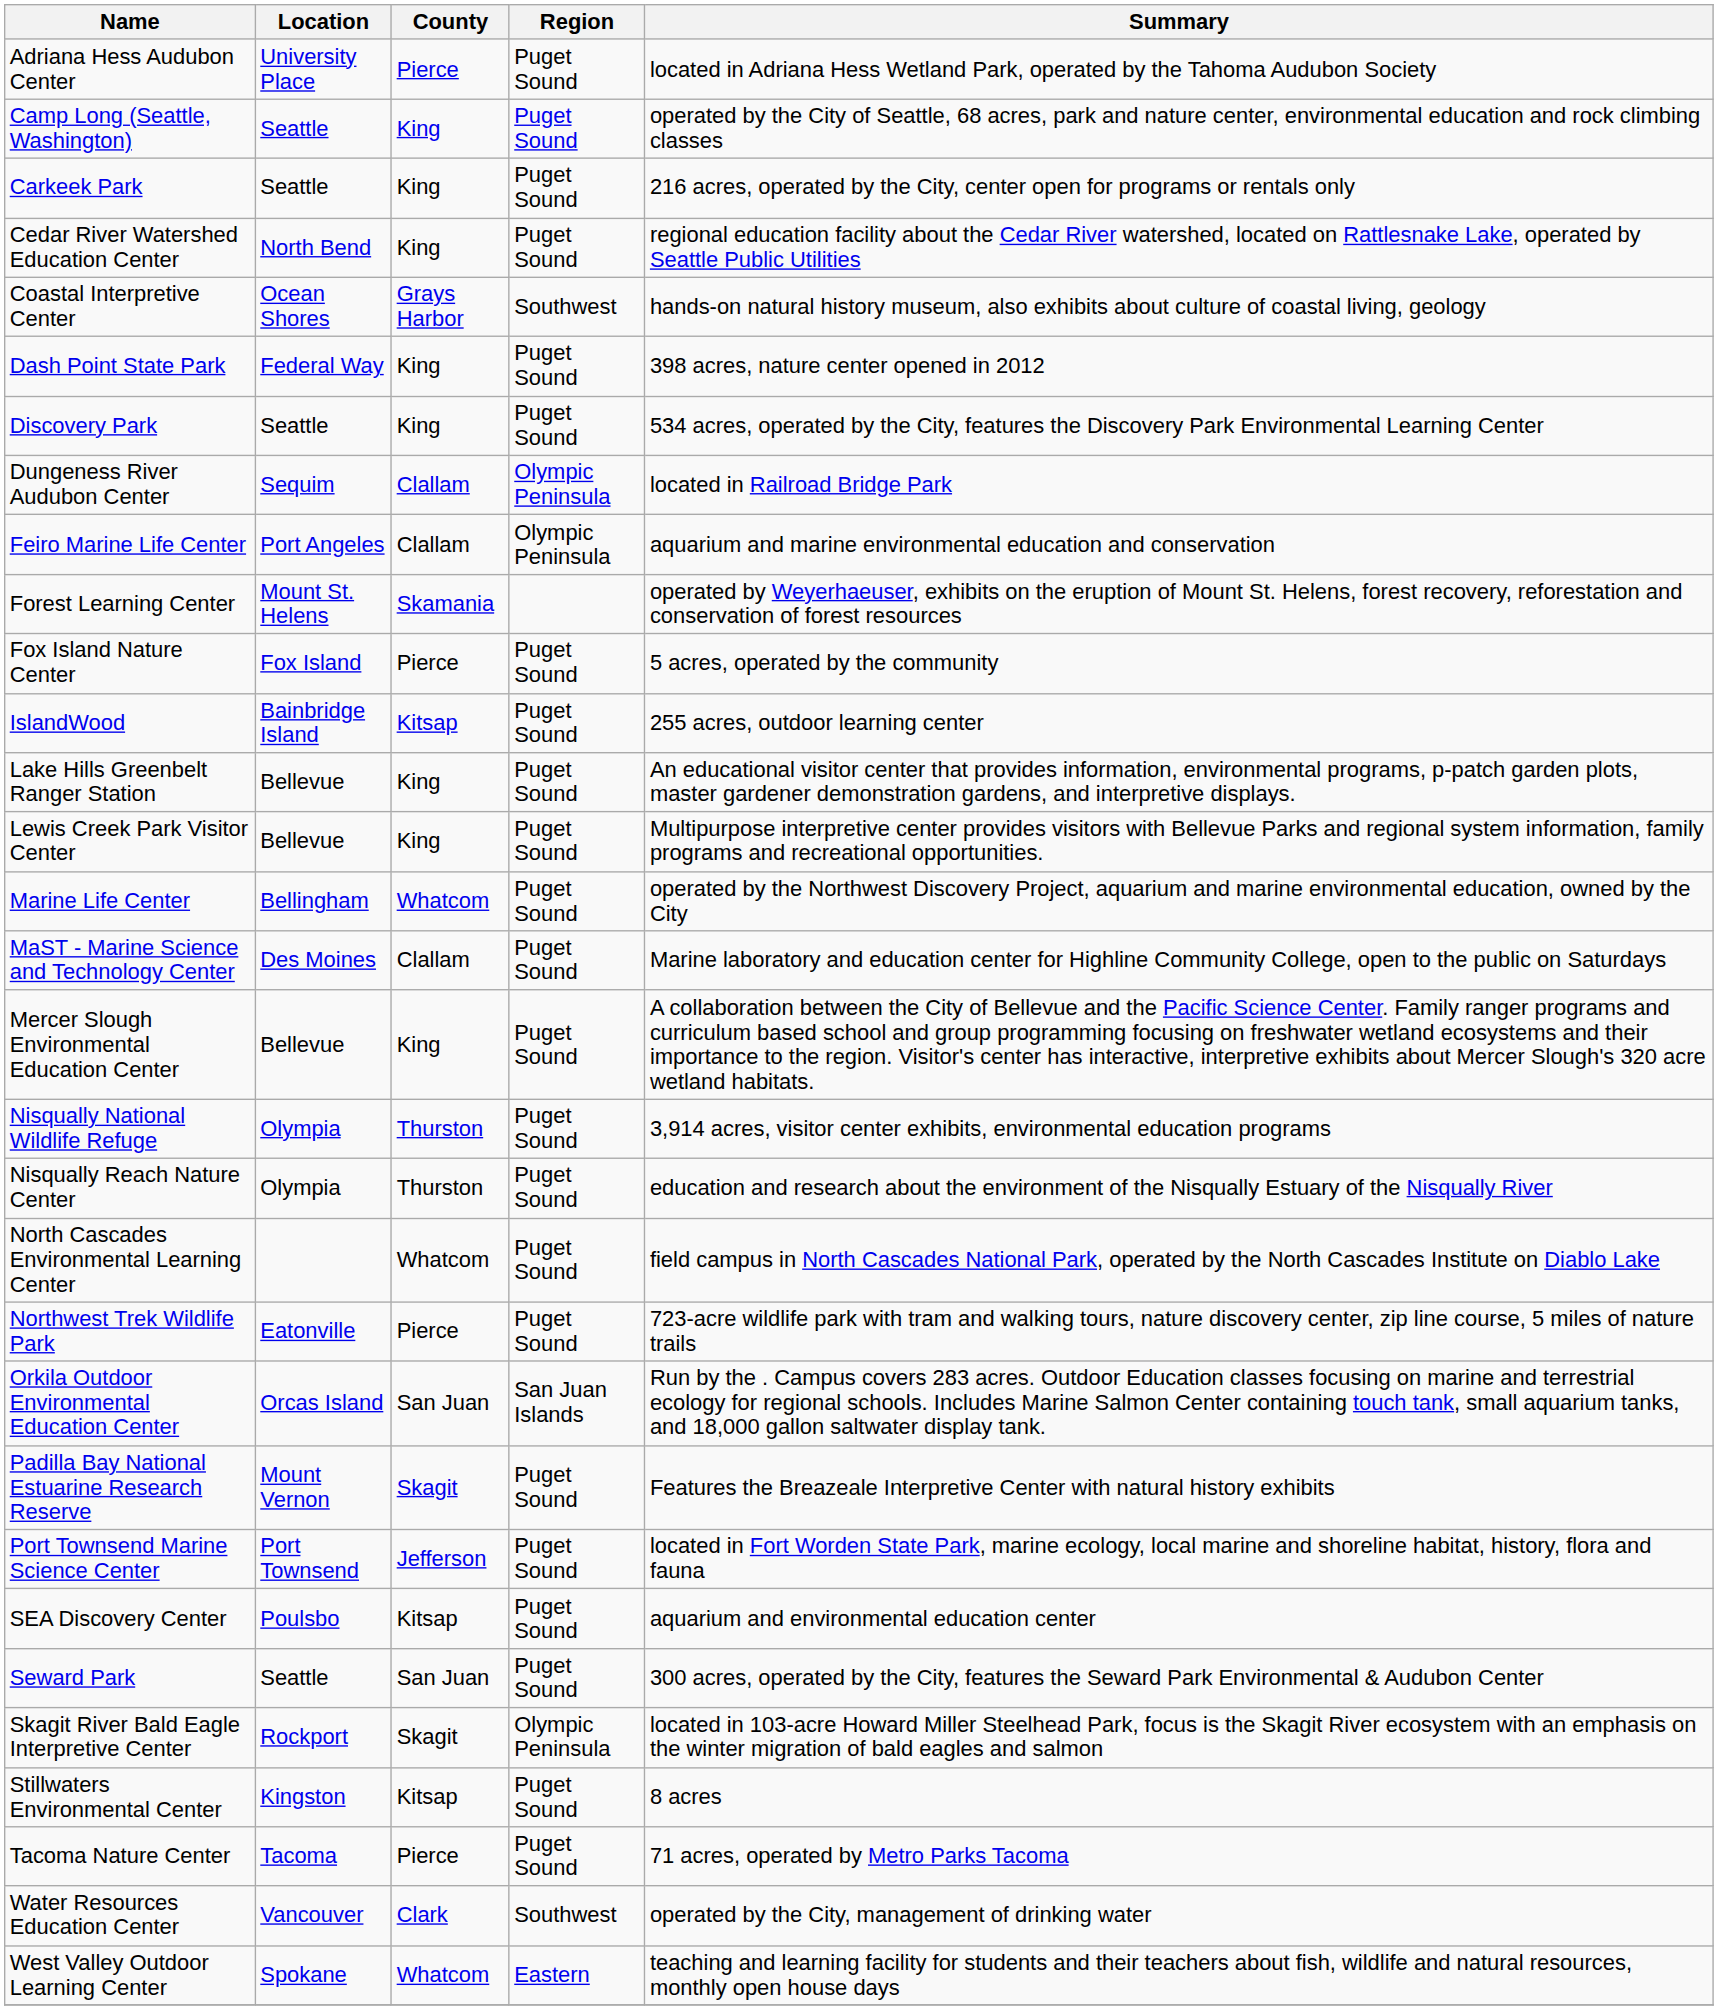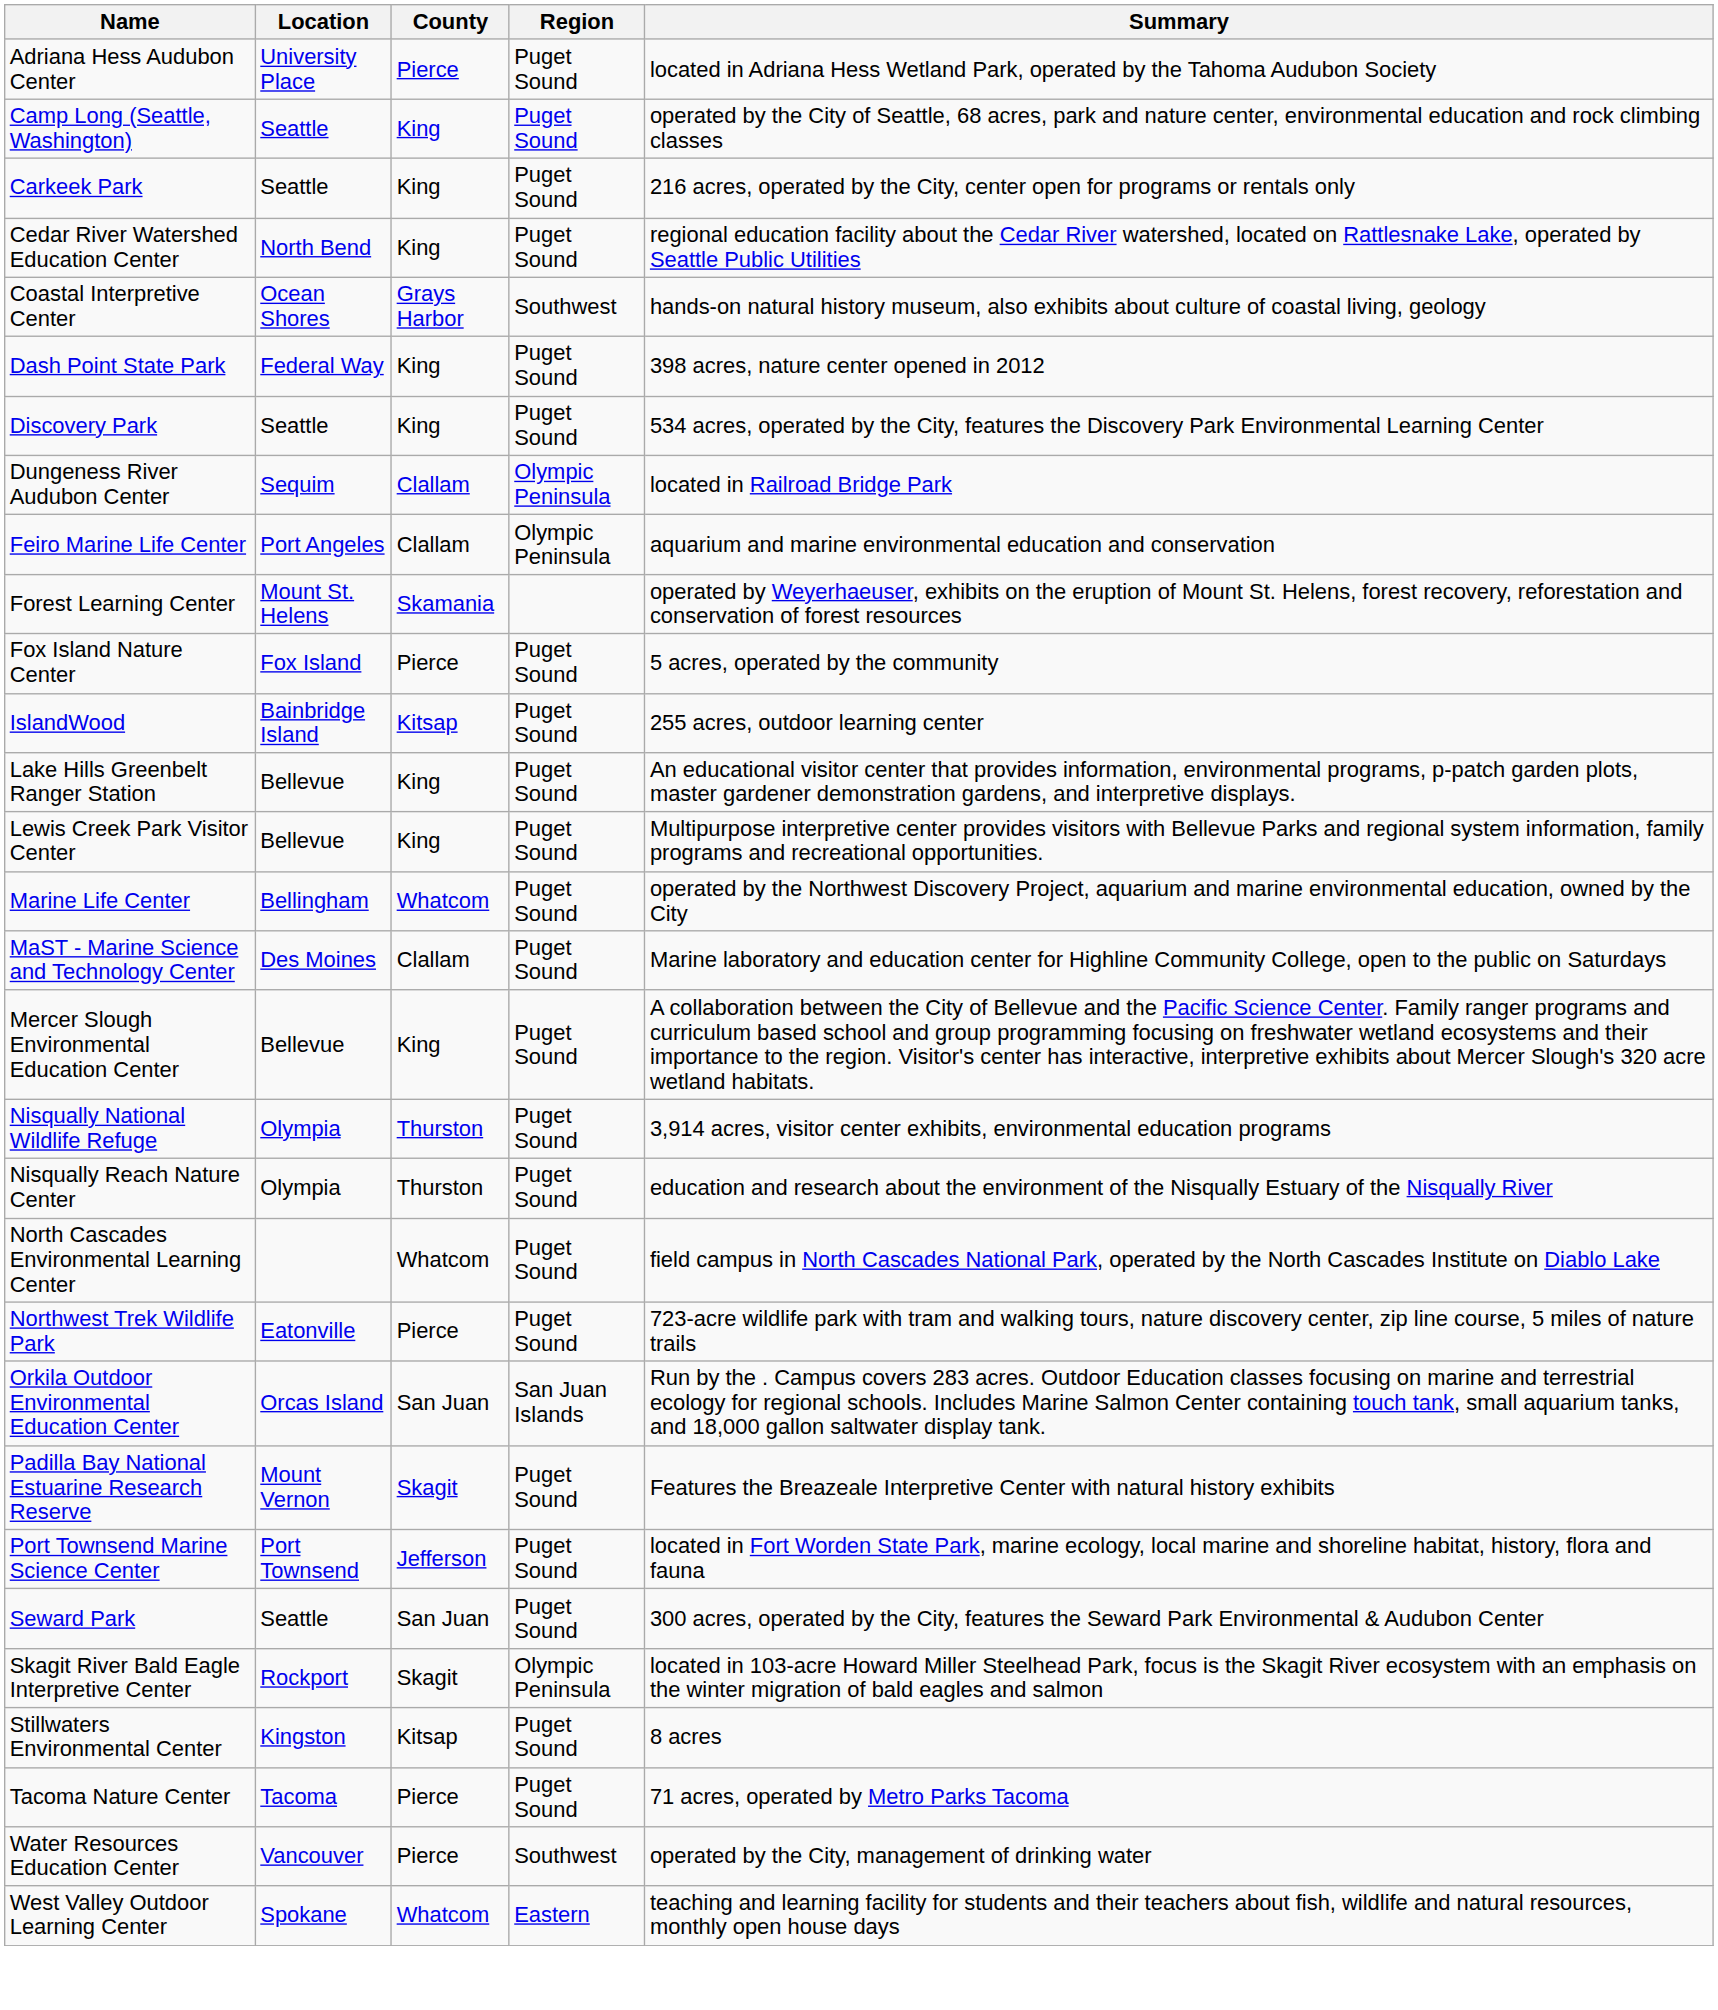- row: (118, 1618)
(422, 1915) Clark -> (428, 1856) Pierce
